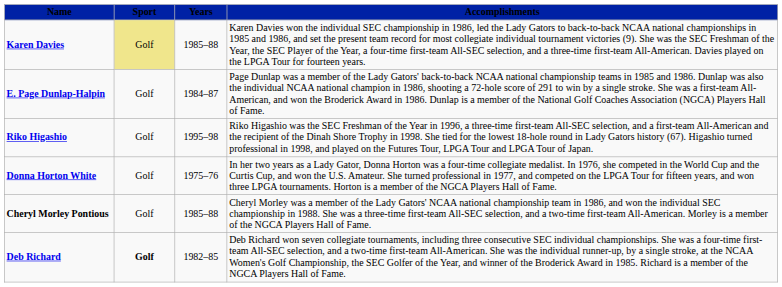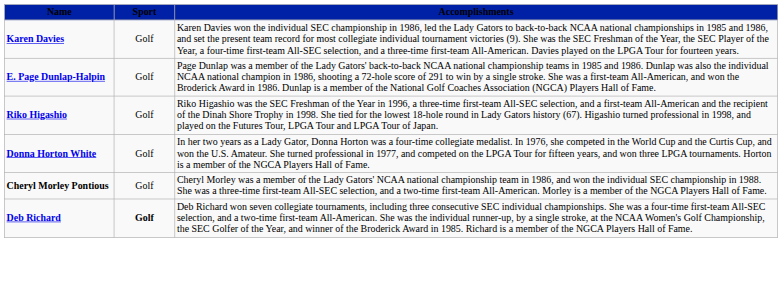- column: (201, 12)
(144, 44) khaki background -> (144, 39) no background
